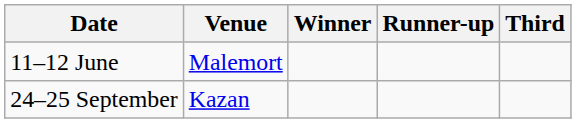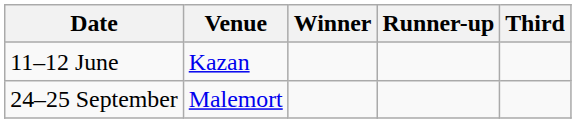(236, 61) Malemort -> (219, 61) Kazan
(219, 99) Kazan -> (236, 99) Malemort
